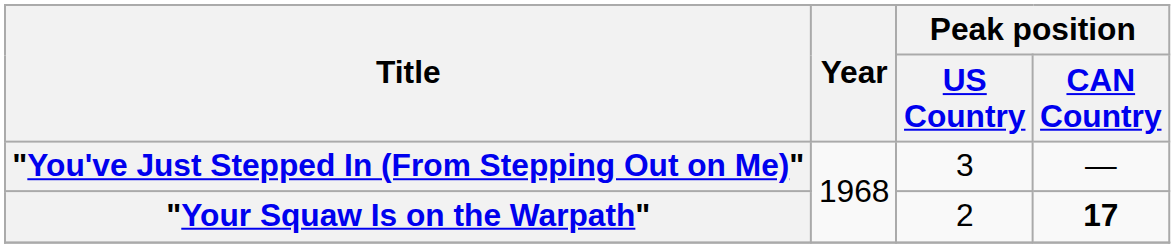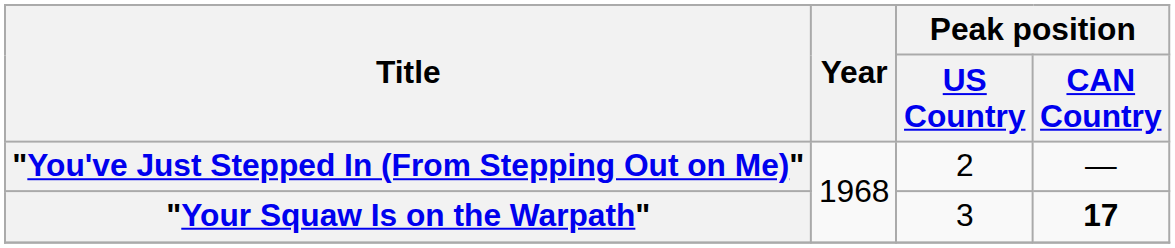(965, 165) 3 -> (965, 165) 2
(965, 215) 2 -> (965, 215) 3
